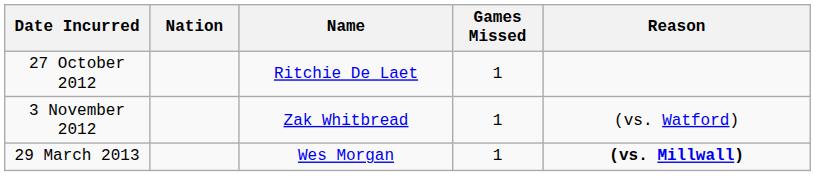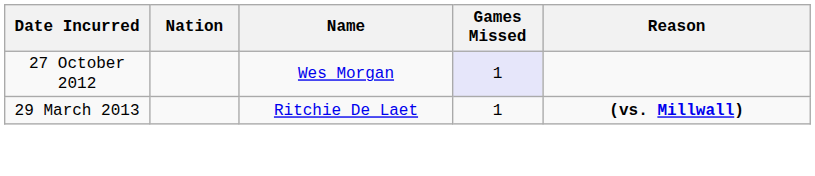(346, 74) Ritchie De Laet -> (346, 74) Wes Morgan
(498, 74) no background -> (498, 74) lavender background
- row: (77, 120)
(346, 156) Wes Morgan -> (346, 110) Ritchie De Laet
